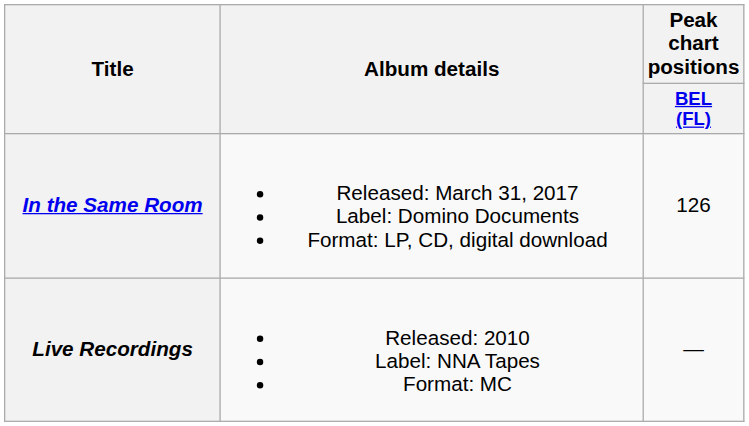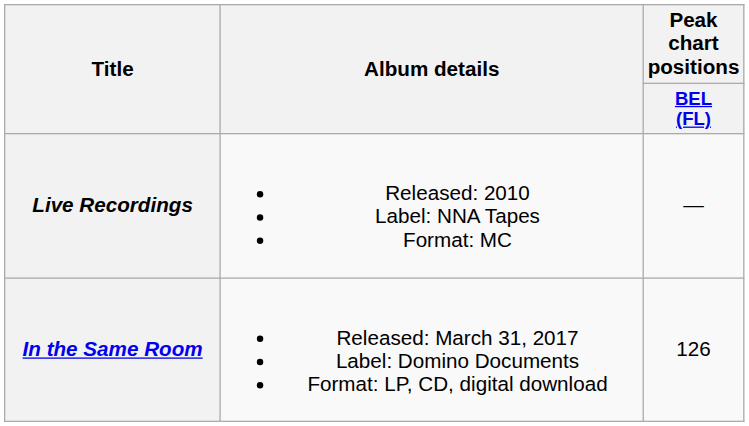rows swapped: (113, 349) <-> (113, 205)
